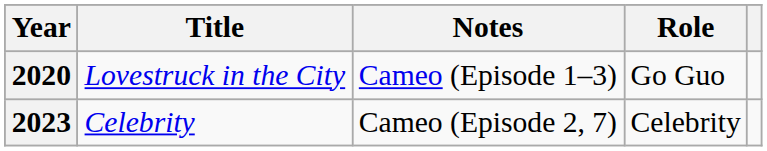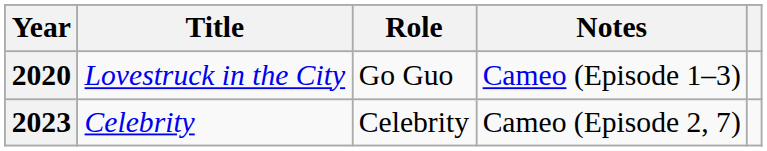columns swapped: (686, 27) <-> (488, 27)
